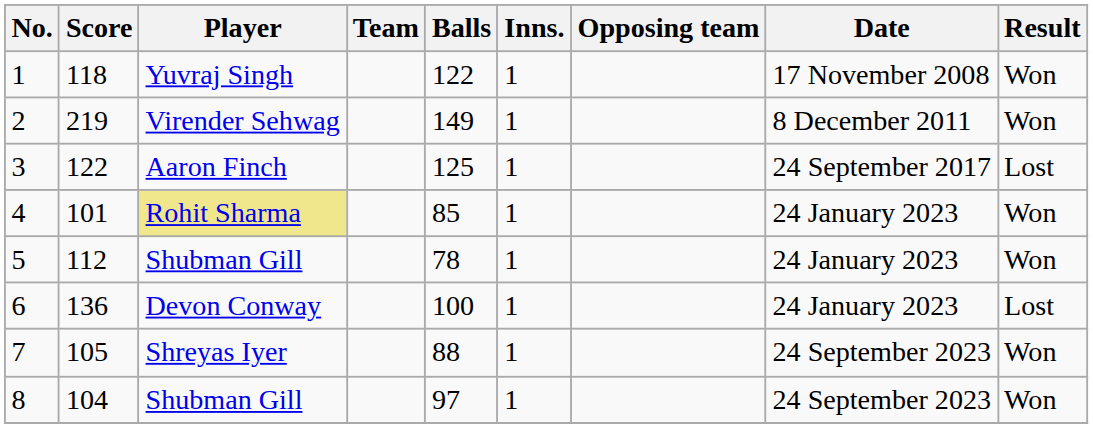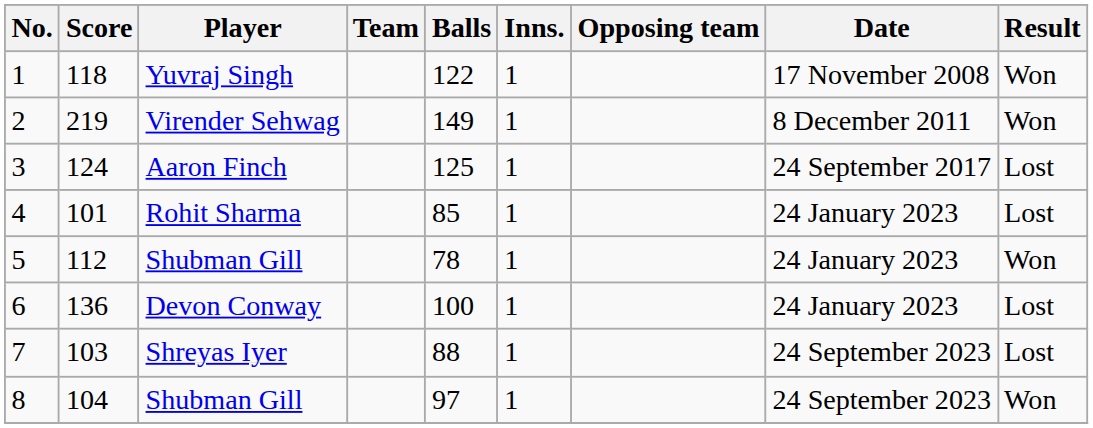(87, 166) 122 -> (87, 166) 124
(223, 213) khaki background -> (223, 213) no background
(1030, 213) Won -> (1029, 213) Lost
(87, 352) 105 -> (87, 352) 103
(1030, 352) Won -> (1029, 352) Lost
